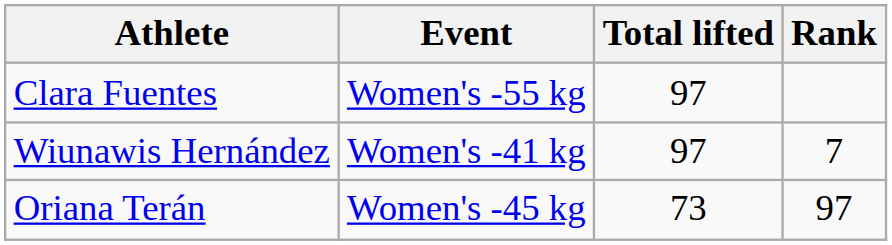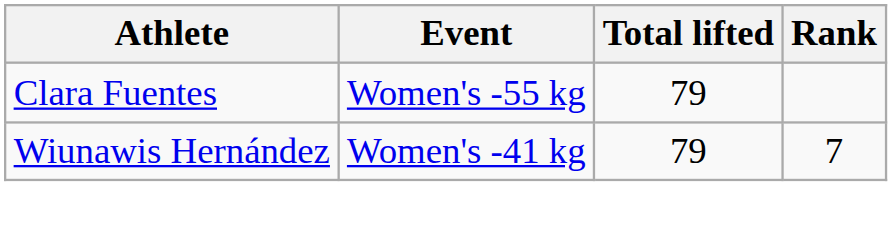(688, 92) 97 -> (688, 92) 79
(688, 150) 97 -> (688, 150) 79
- row: (110, 208)
